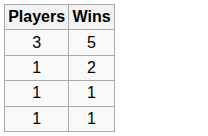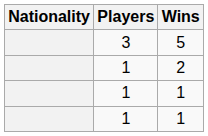+ column: (49, 17)
